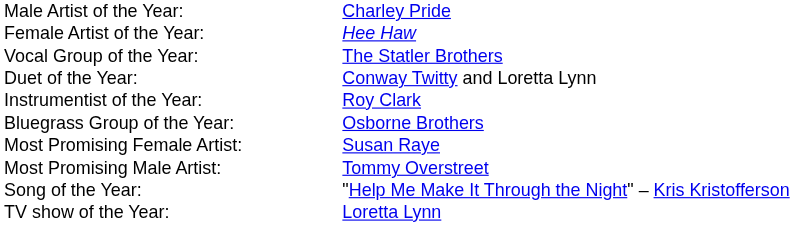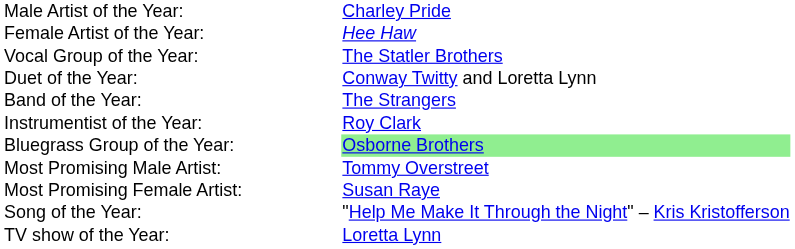+ row: (73, 100)
(413, 123) no background -> (413, 145) lightgreen background
rows swapped: (113, 167) <-> (123, 145)
